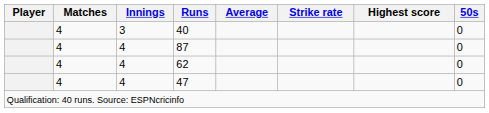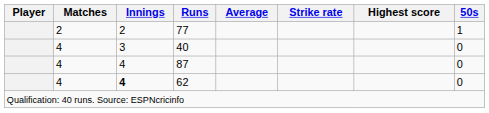+ row: (182, 30)
(122, 64) normal -> (122, 82) bold
- row: (182, 82)
